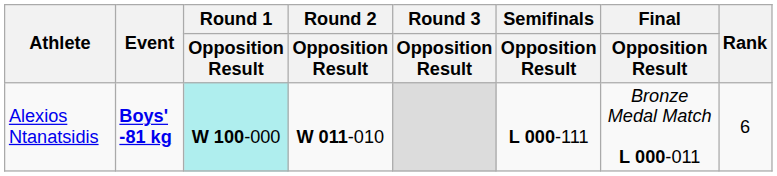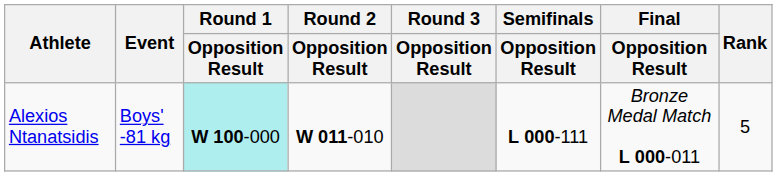(146, 127) bold -> (145, 127) normal
(745, 127) 6 -> (745, 127) 5
